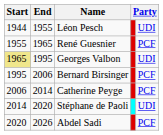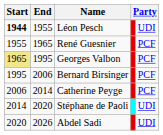(17, 28) normal -> (17, 28) bold
(147, 59) UDI -> (147, 59) PCF
(147, 122) PCF -> (147, 122) UDI
